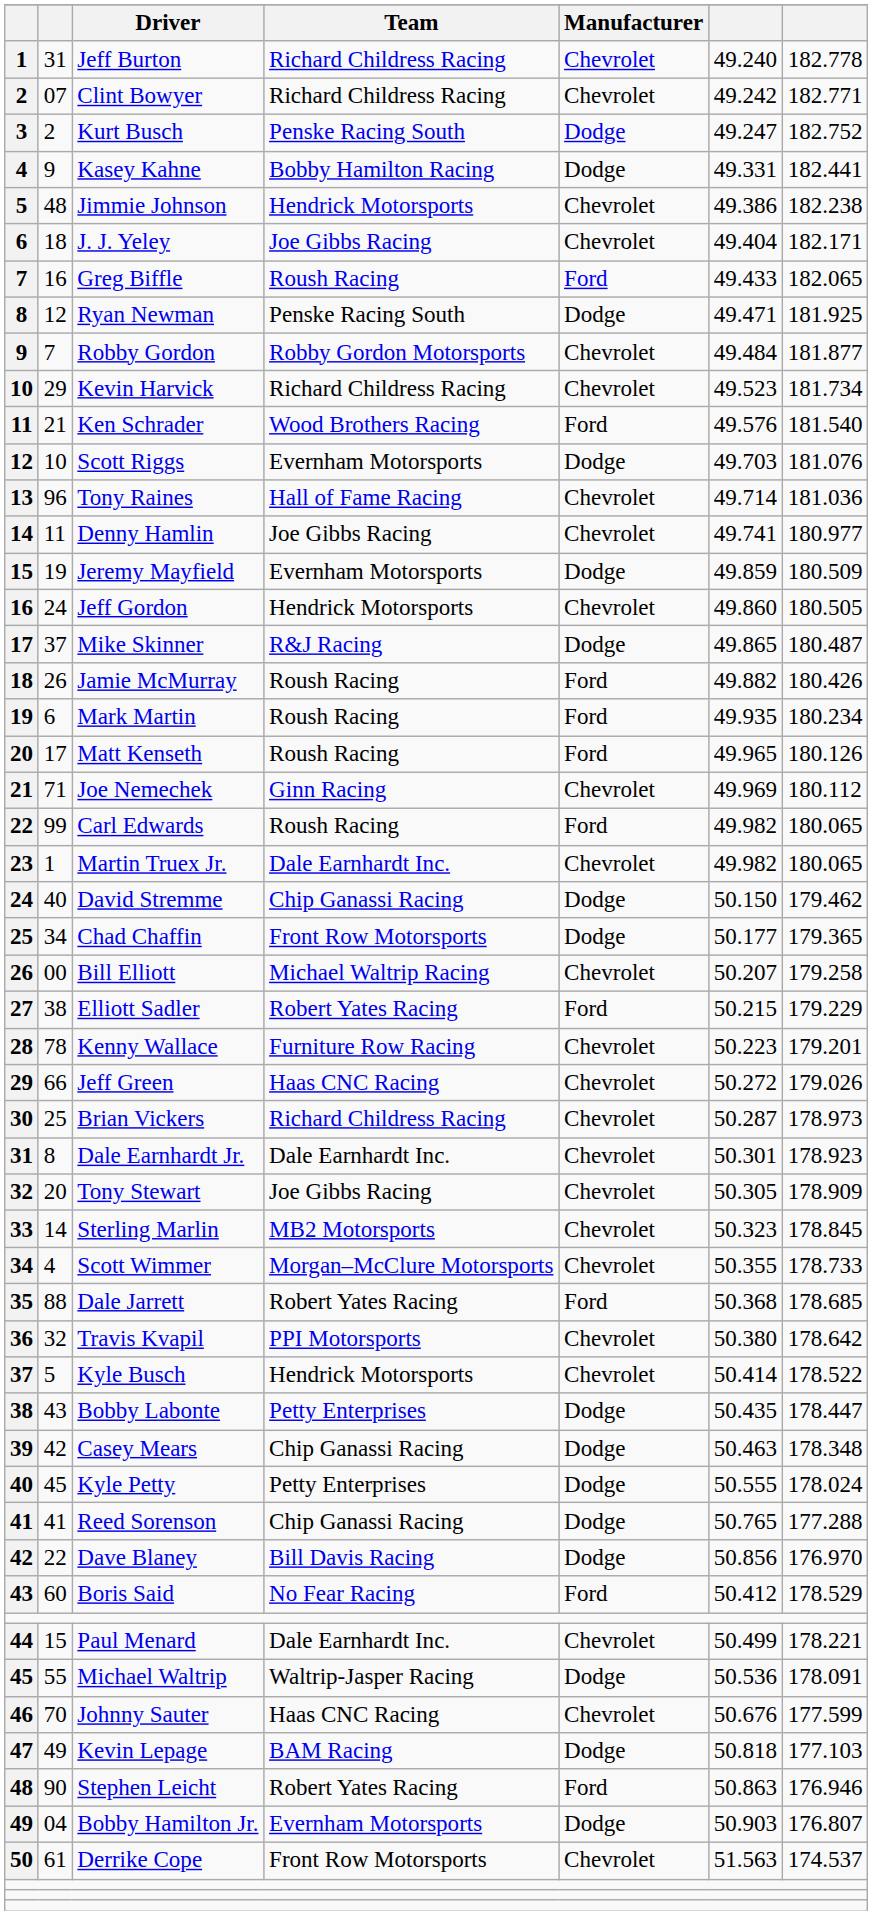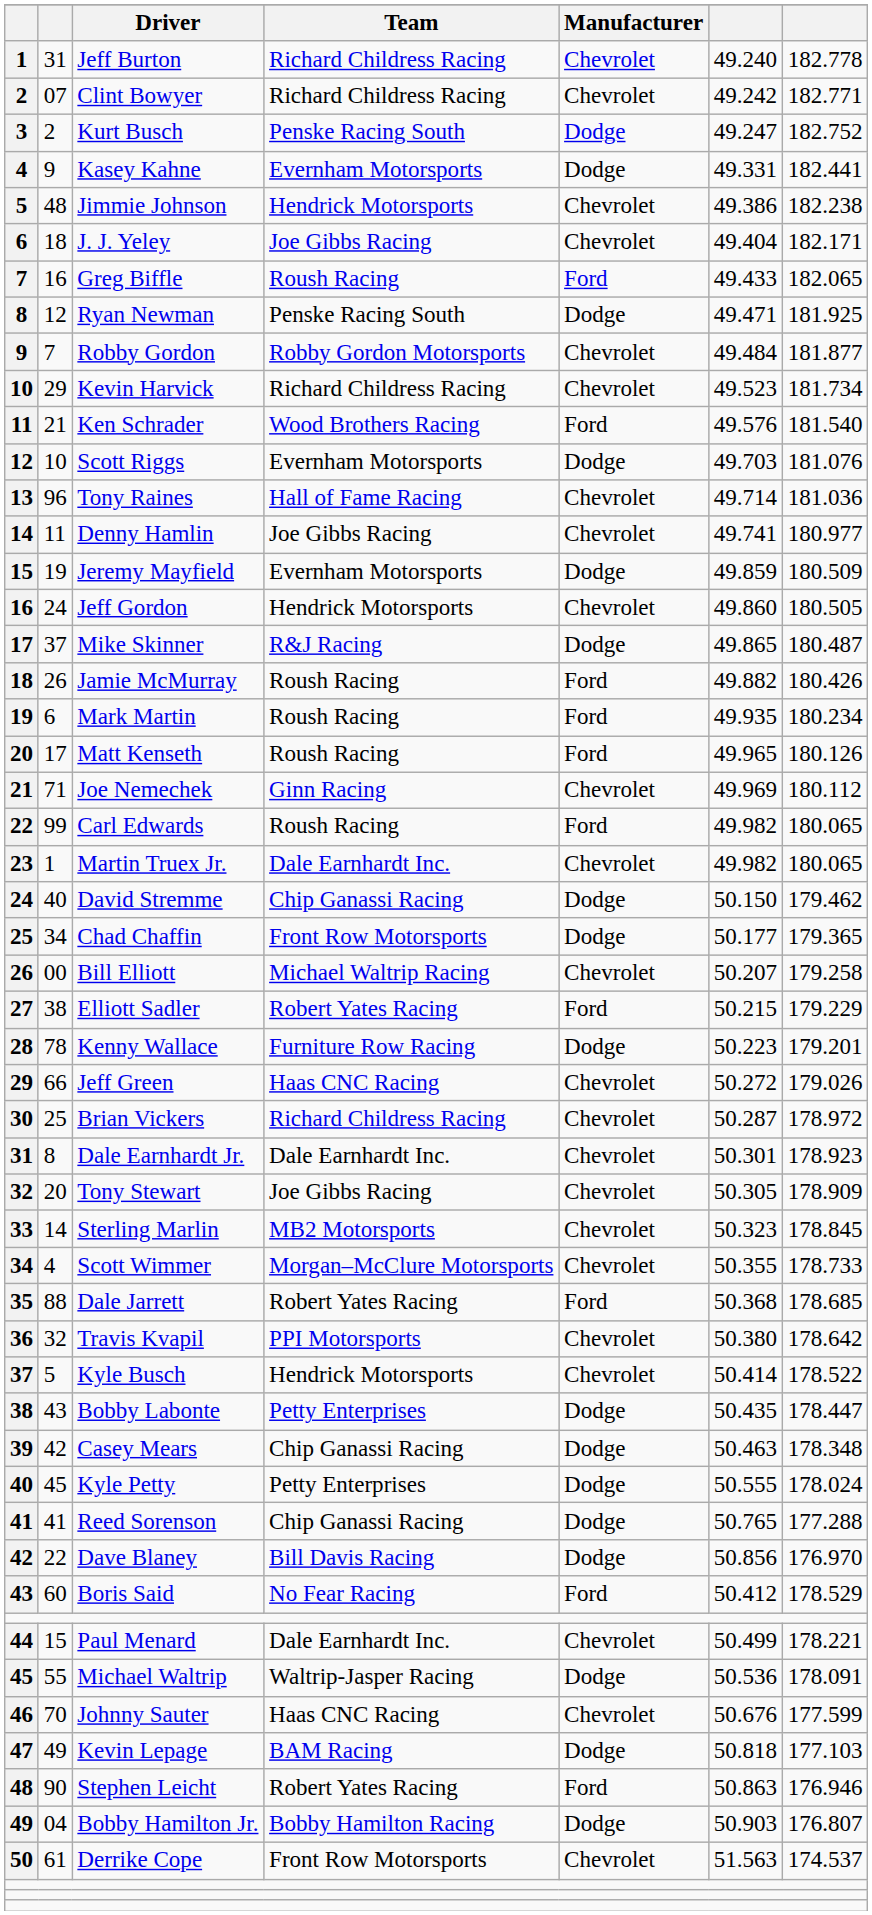(382, 168) Bobby Hamilton Racing -> (376, 168) Evernham Motorsports
(609, 1045) Chevrolet -> (595, 1045) Dodge
(825, 1118) 178.973 -> (825, 1118) 178.972
(376, 1823) Evernham Motorsports -> (382, 1823) Bobby Hamilton Racing
